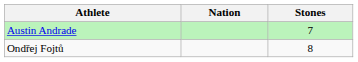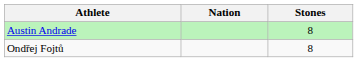(310, 30) 7 -> (310, 30) 8
